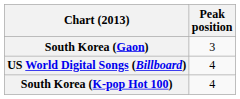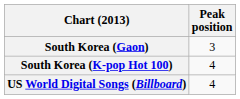rows swapped: (97, 84) <-> (97, 65)
